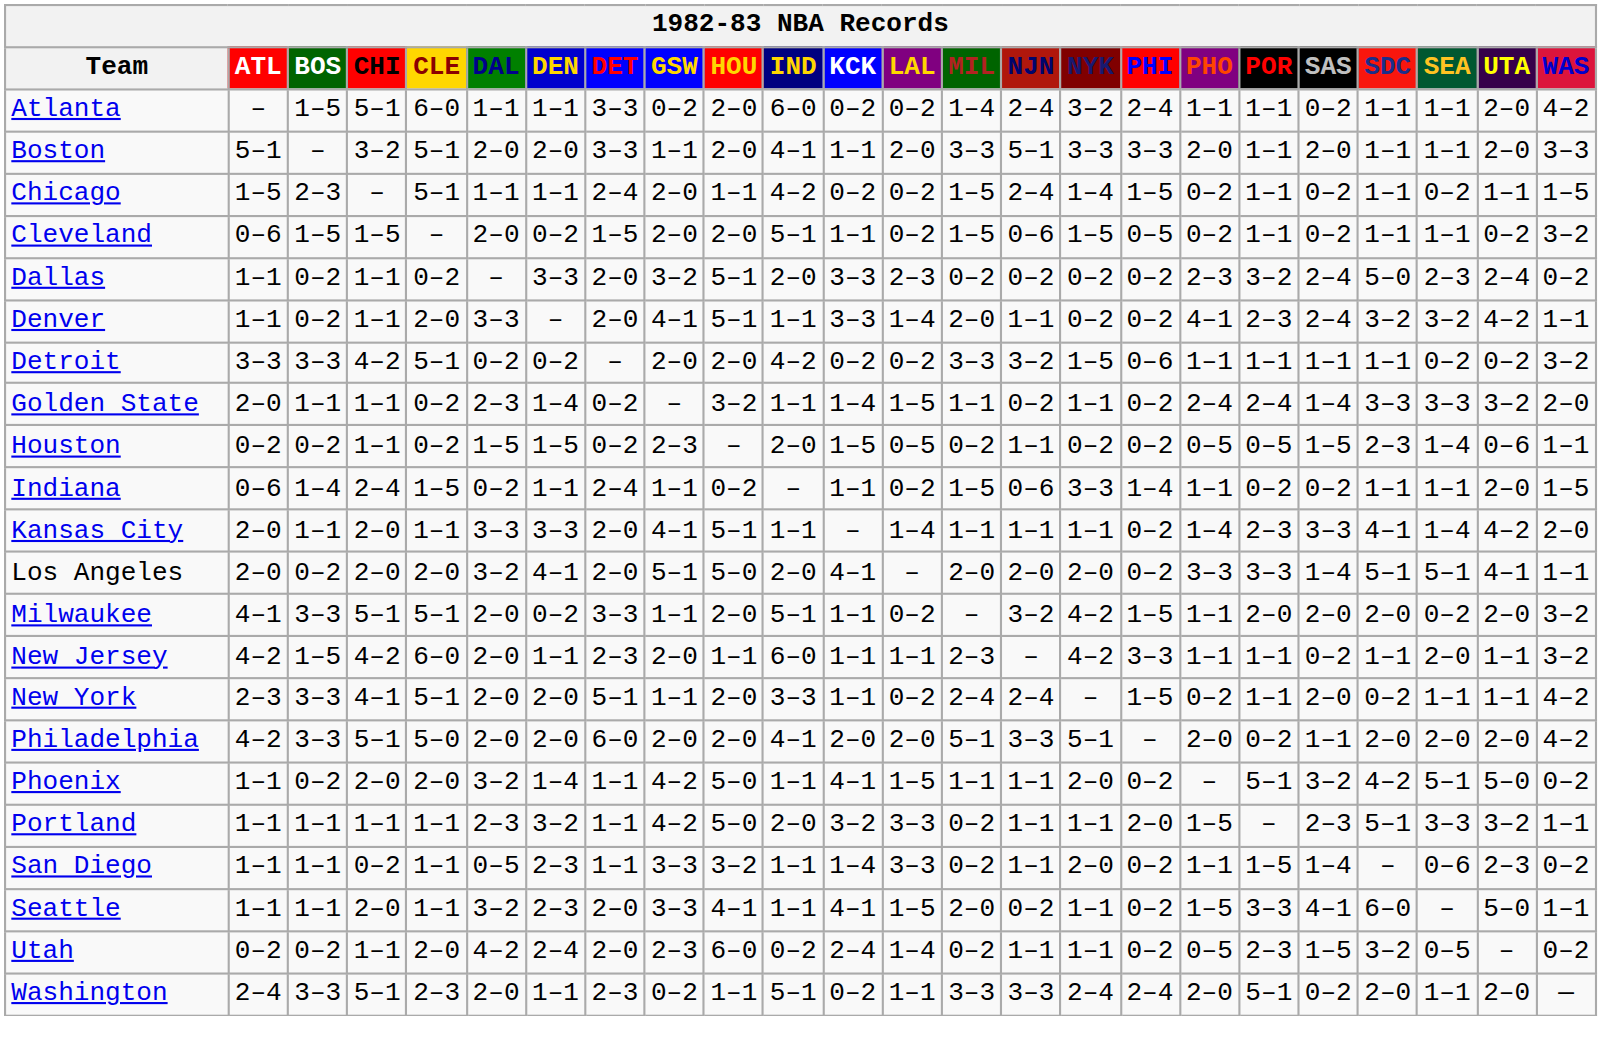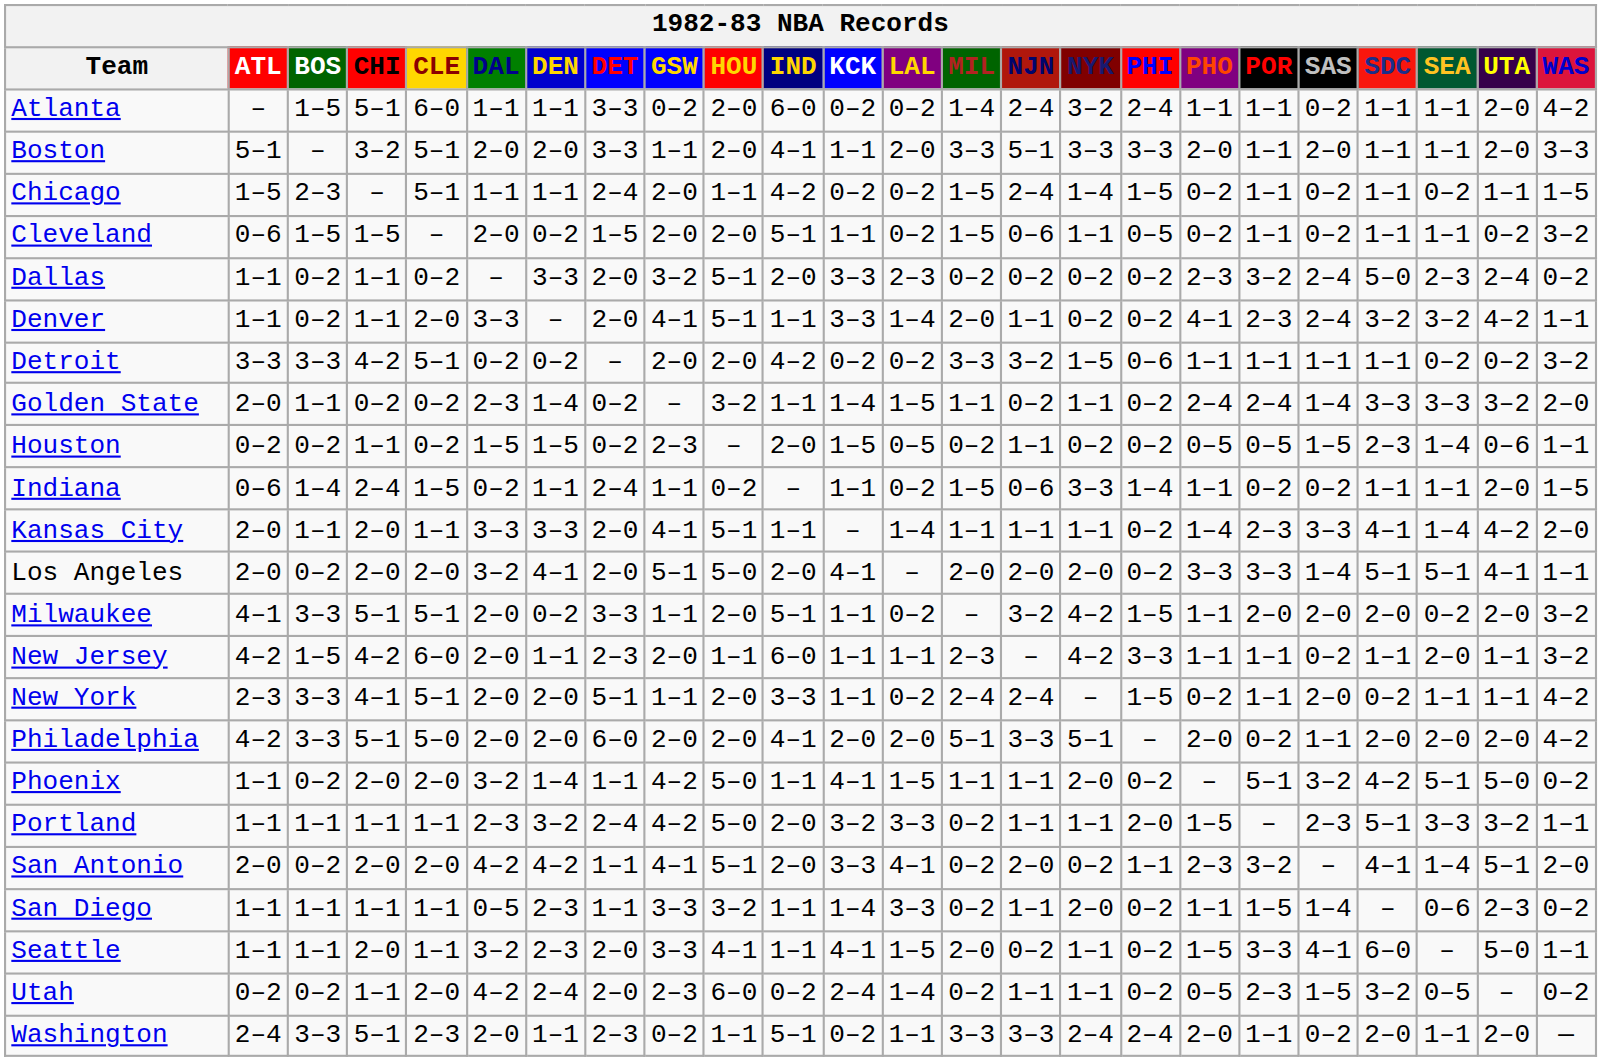(1091, 237) 1–5 -> (1091, 237) 1–1
(377, 405) 1–1 -> (377, 405) 0–2
(615, 826) 1–1 -> (615, 826) 2–4
+ row: (97, 868)
(377, 868) 0–2 -> (377, 910) 1–1
(1269, 994) 5–1 -> (1269, 1036) 1–1
